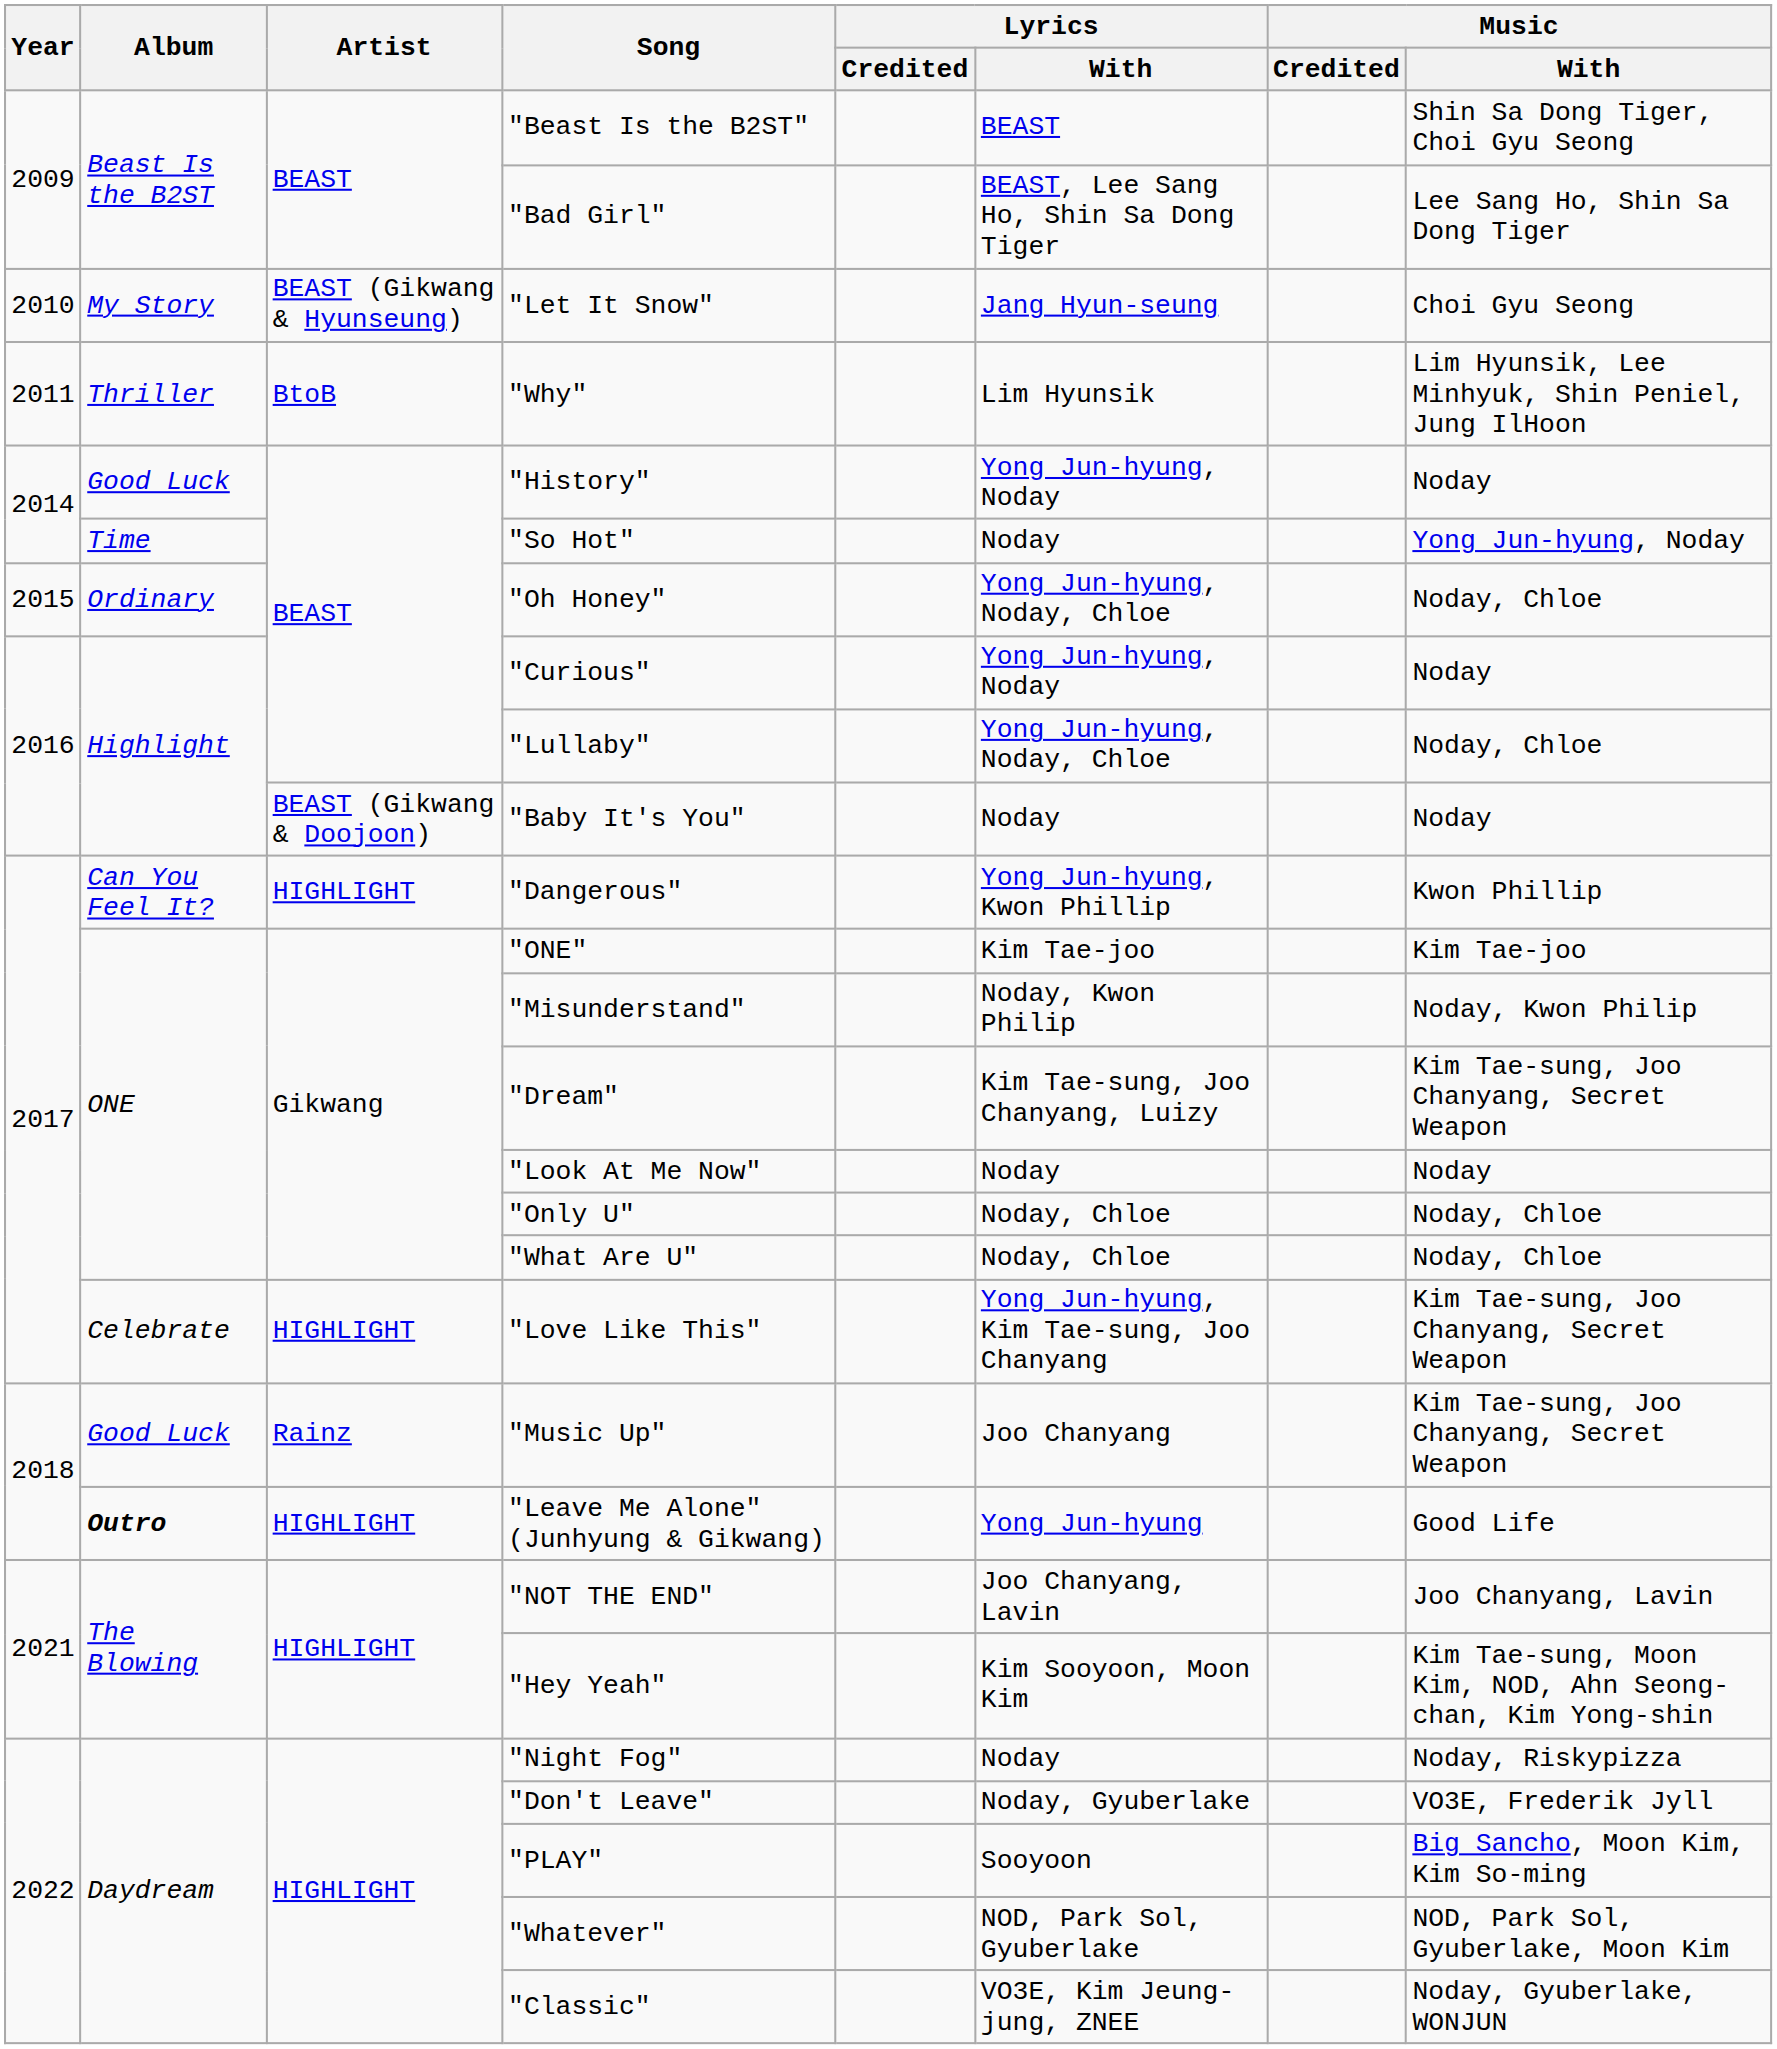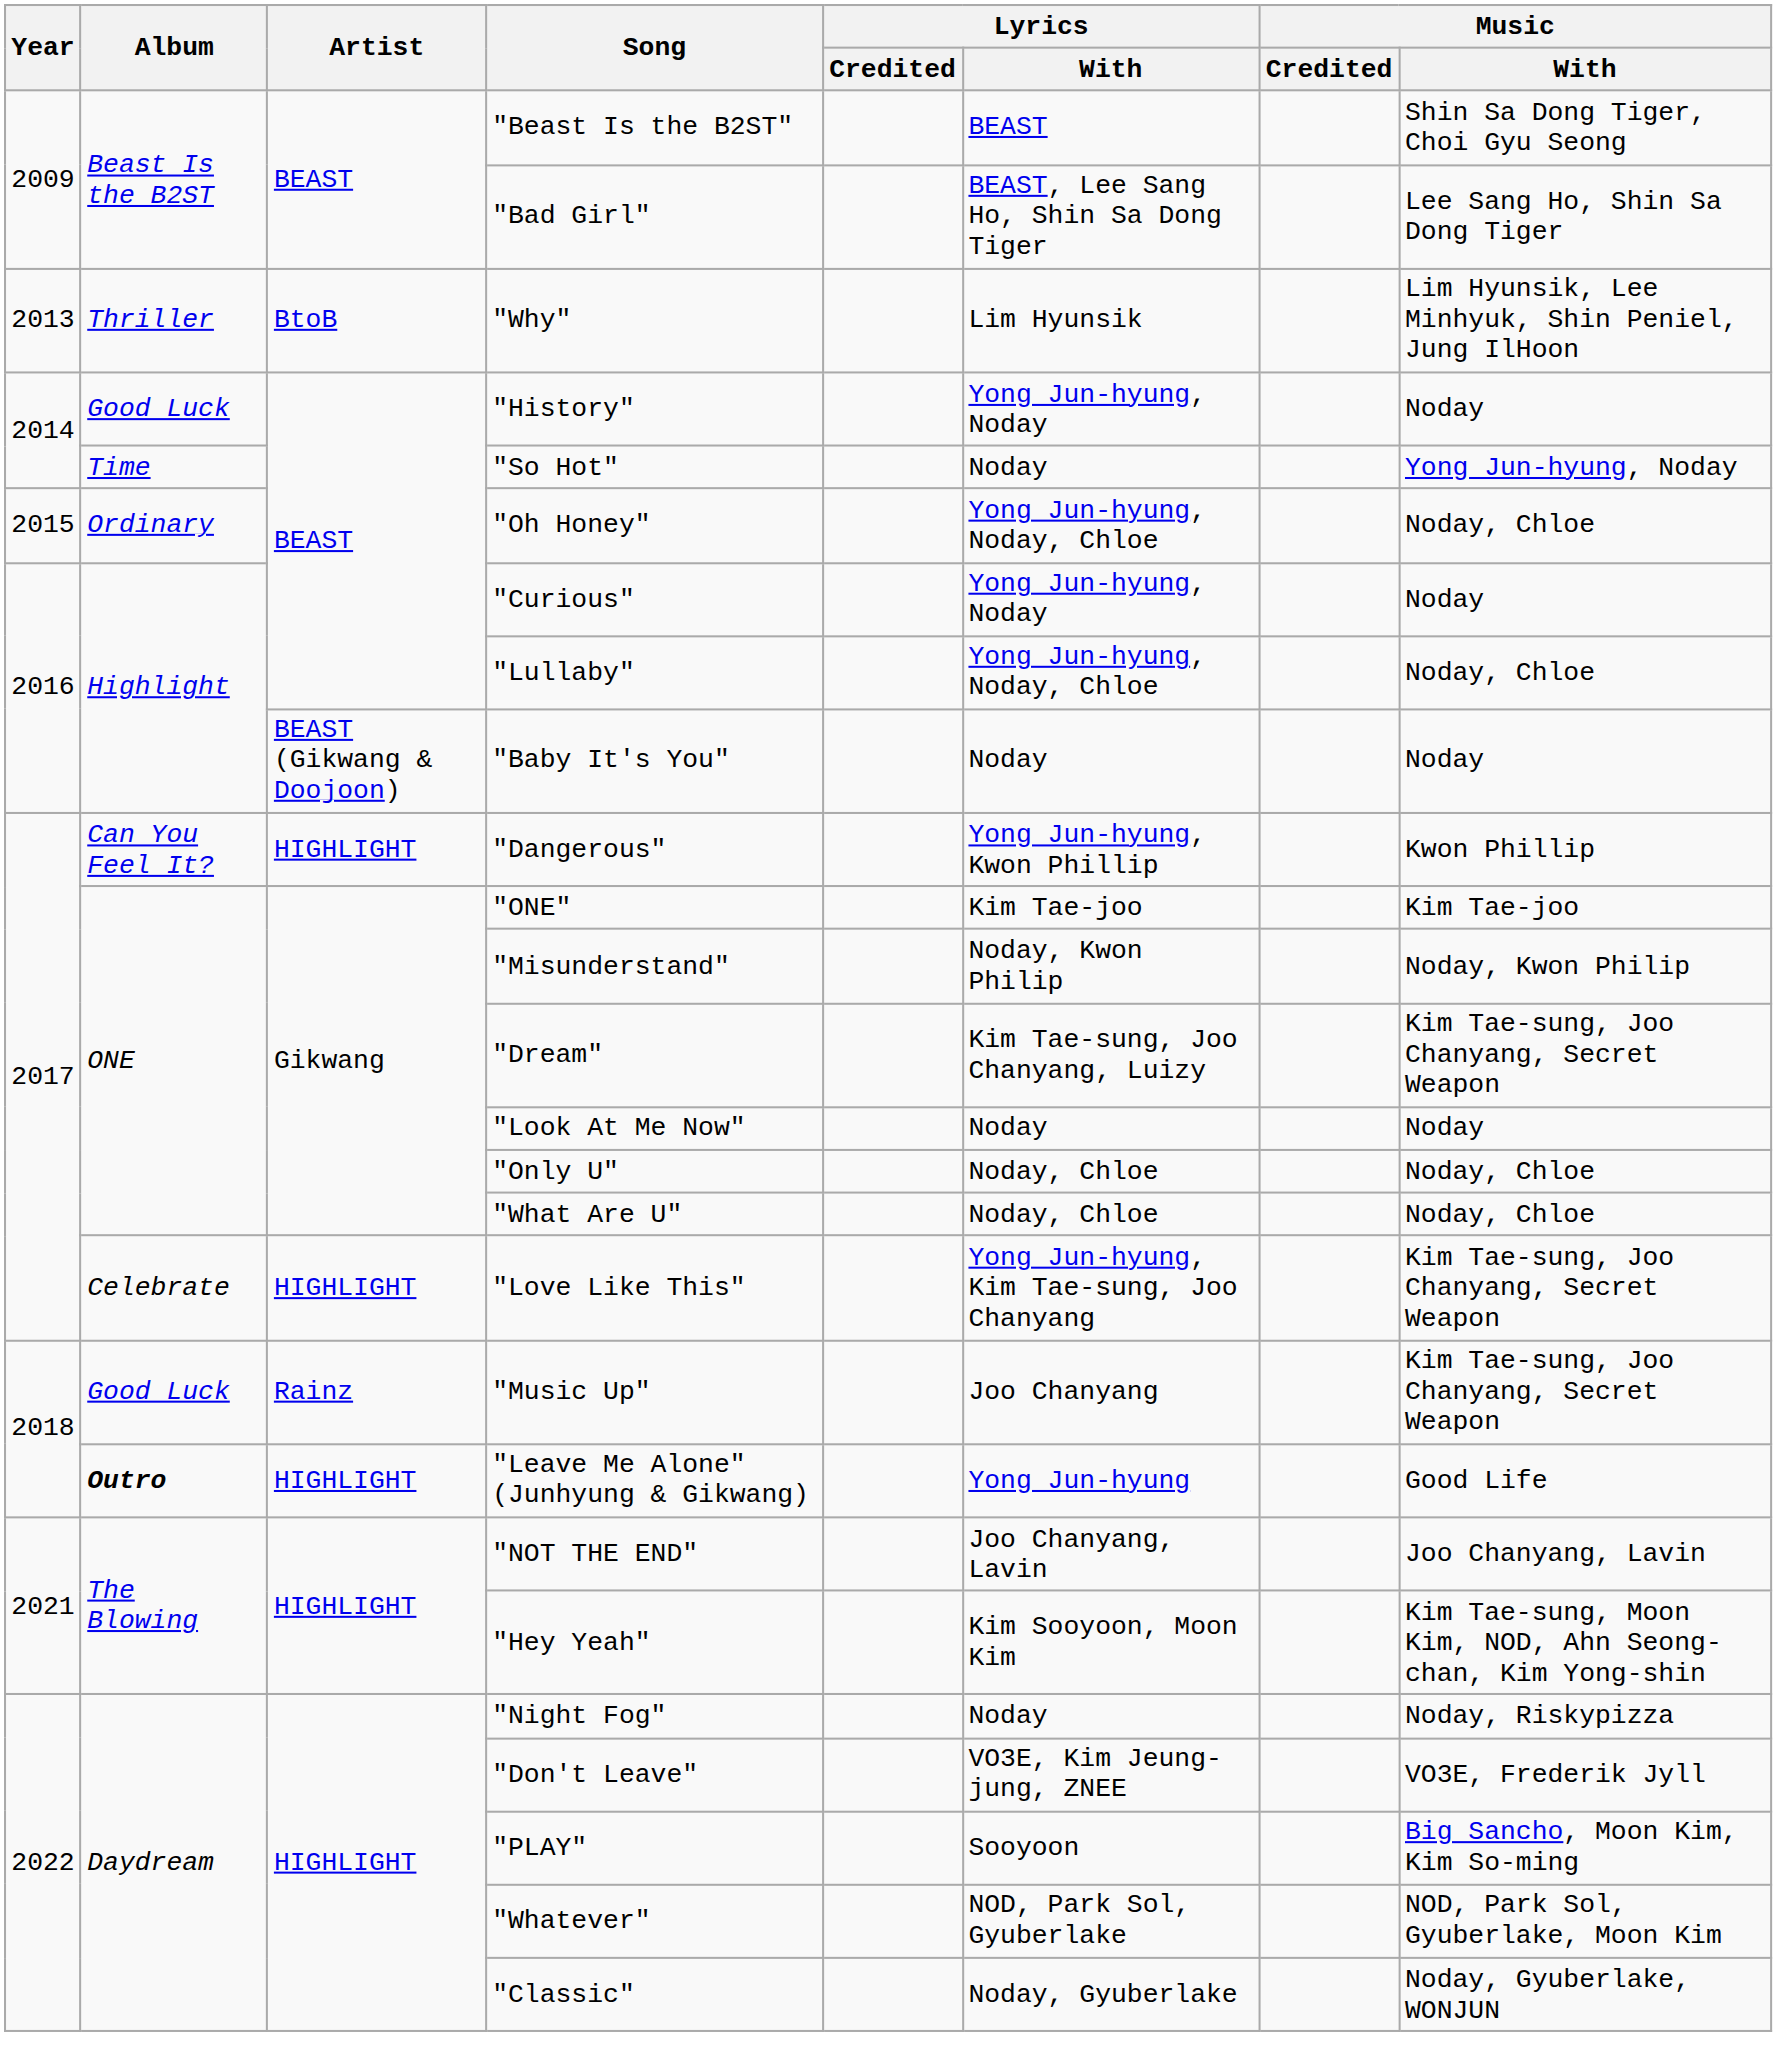- row: (611, 305)
(43, 394) 2011 -> (43, 320) 2013
(1115, 1802) Noday, Gyuberlake -> (1095, 1774) VO3E, Kim Jeung-jung, ZNEE
(1108, 2007) VO3E, Kim Jeung-jung, ZNEE -> (1103, 1995) Noday, Gyuberlake
